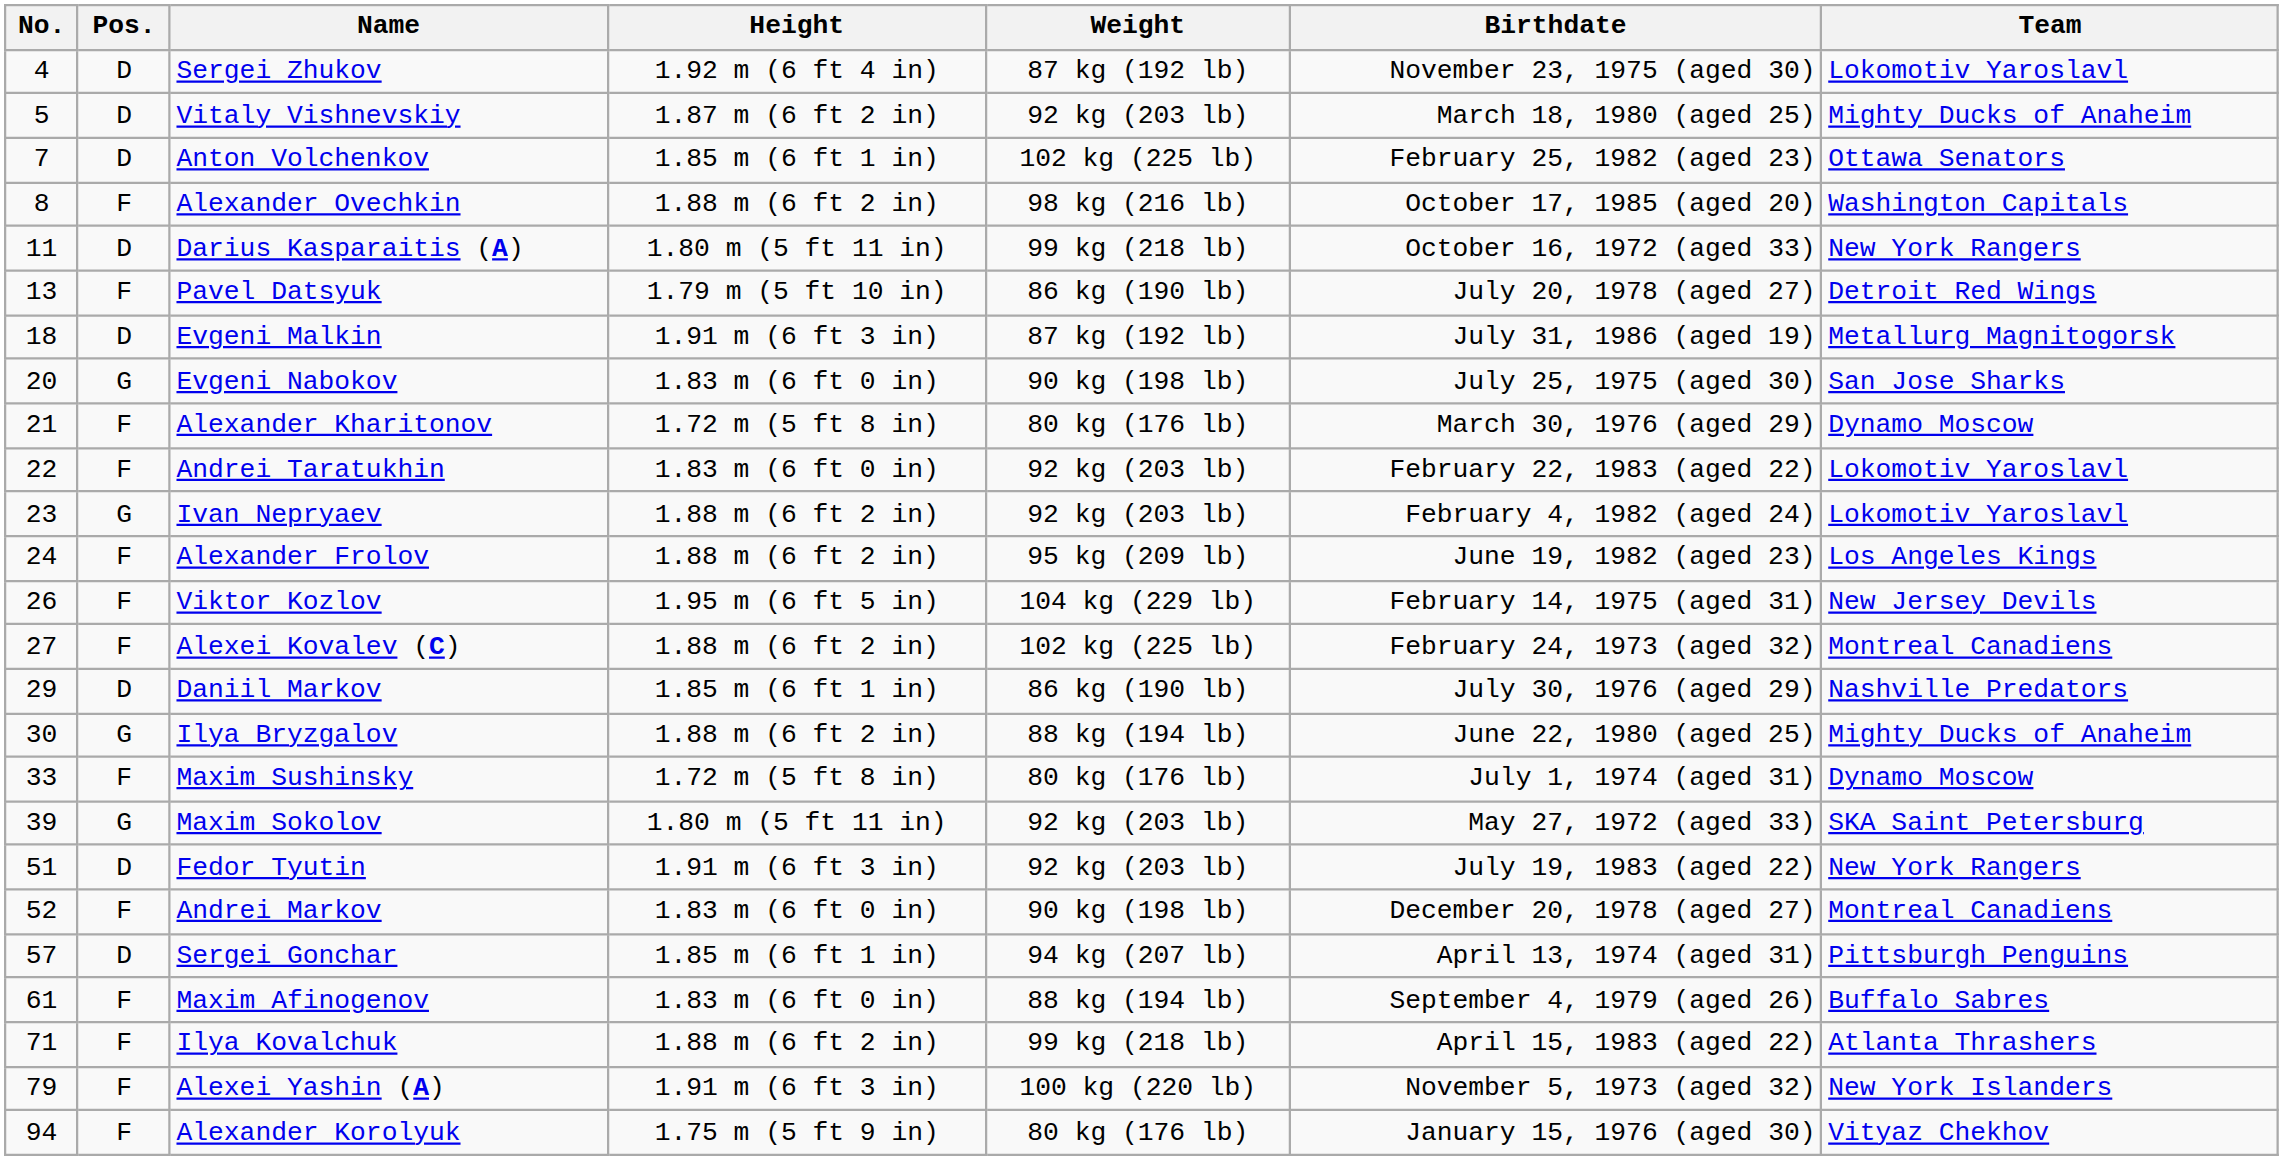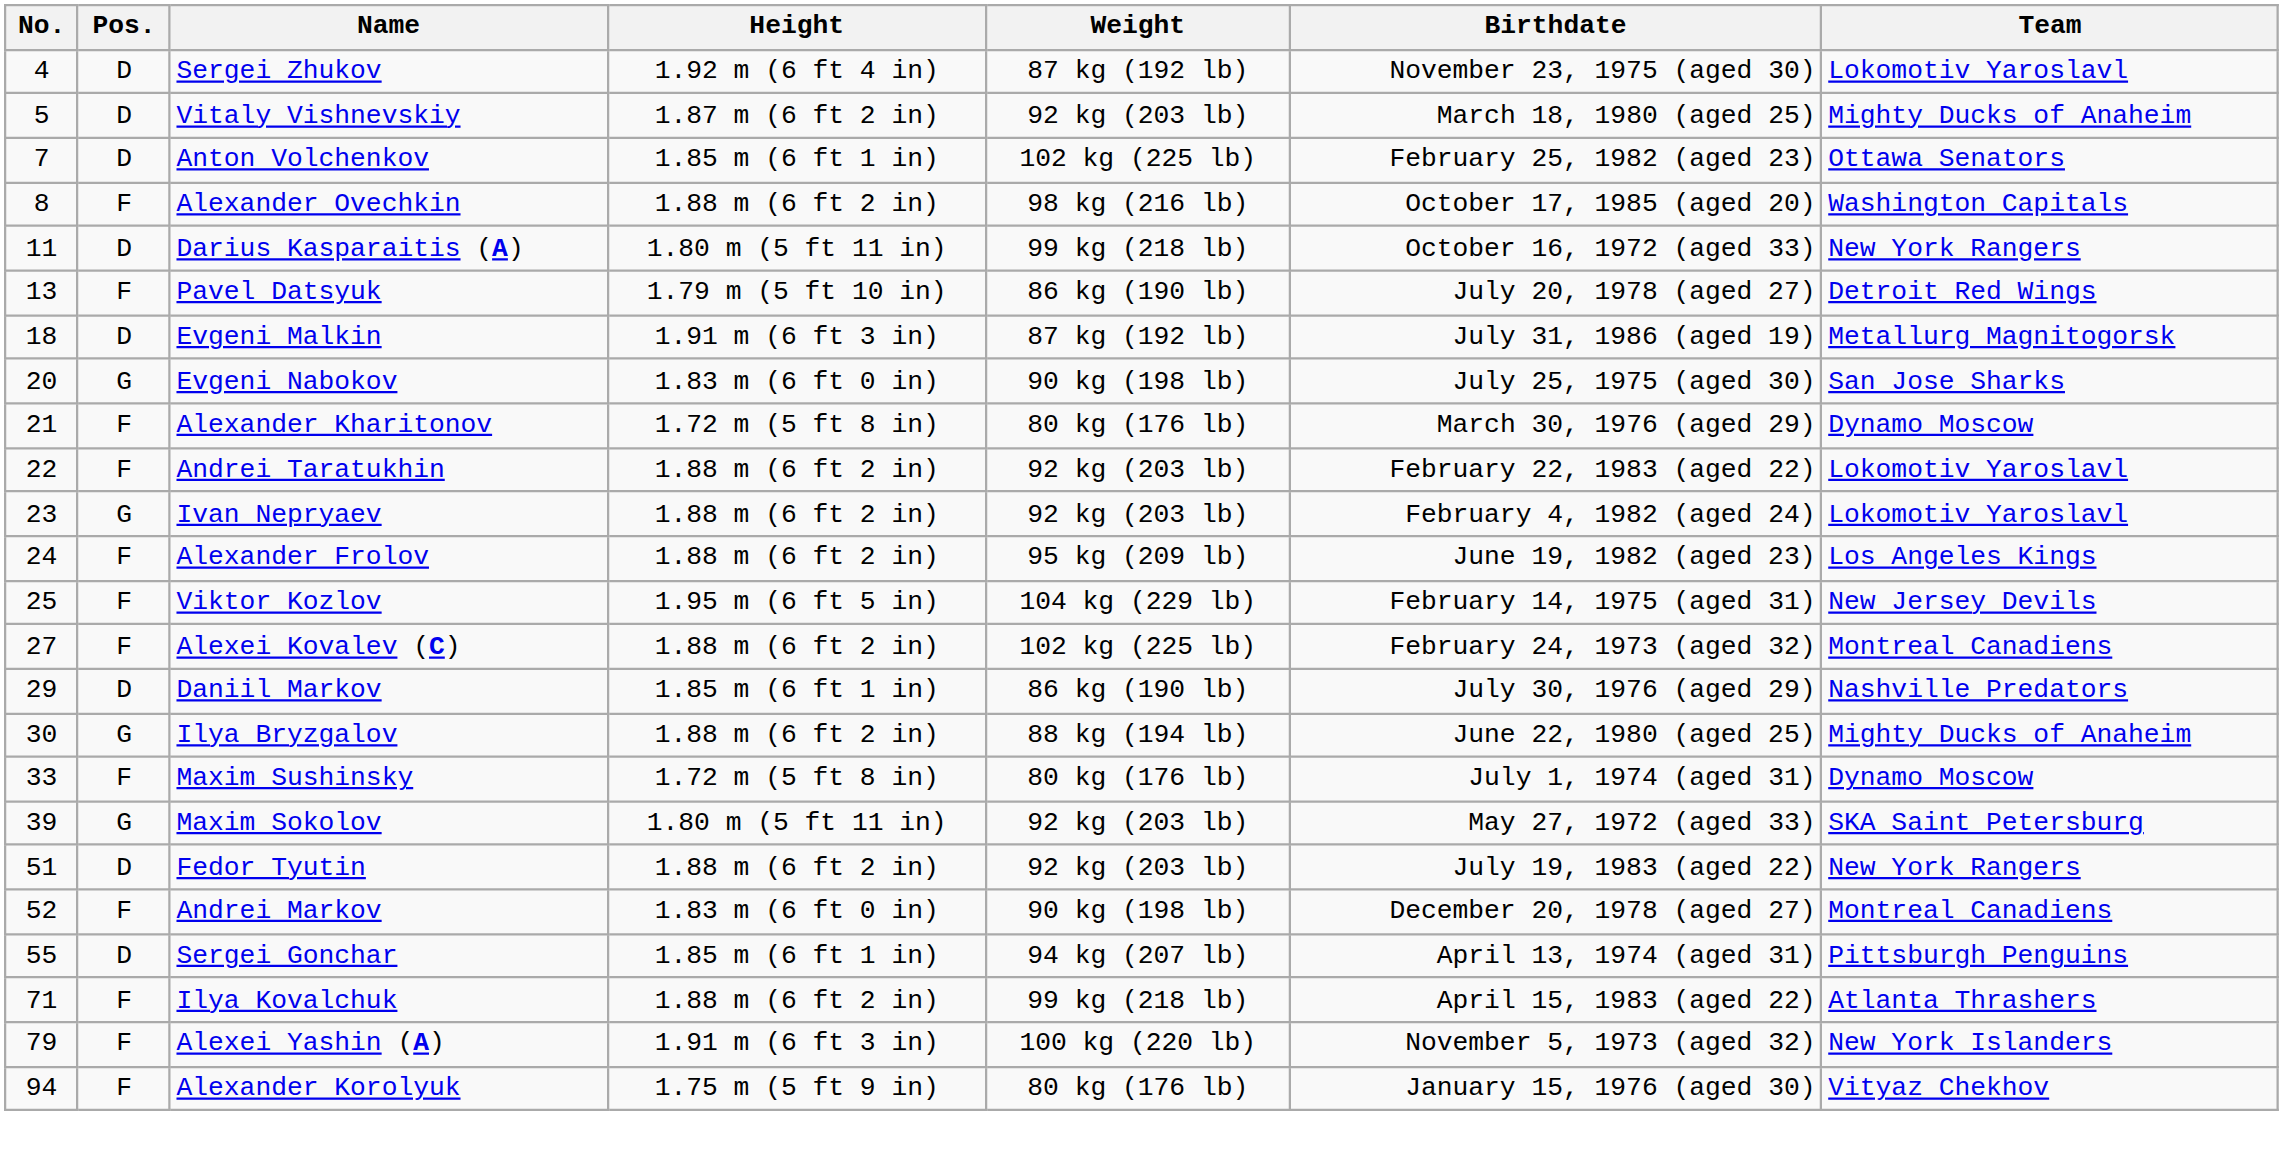(797, 469) 1.83 m (6 ft 0 in) -> (797, 469) 1.88 m (6 ft 2 in)
(42, 602) 26 -> (42, 602) 25
(797, 867) 1.91 m (6 ft 3 in) -> (797, 867) 1.88 m (6 ft 2 in)
(42, 956) 57 -> (42, 956) 55
- row: (303, 1000)
